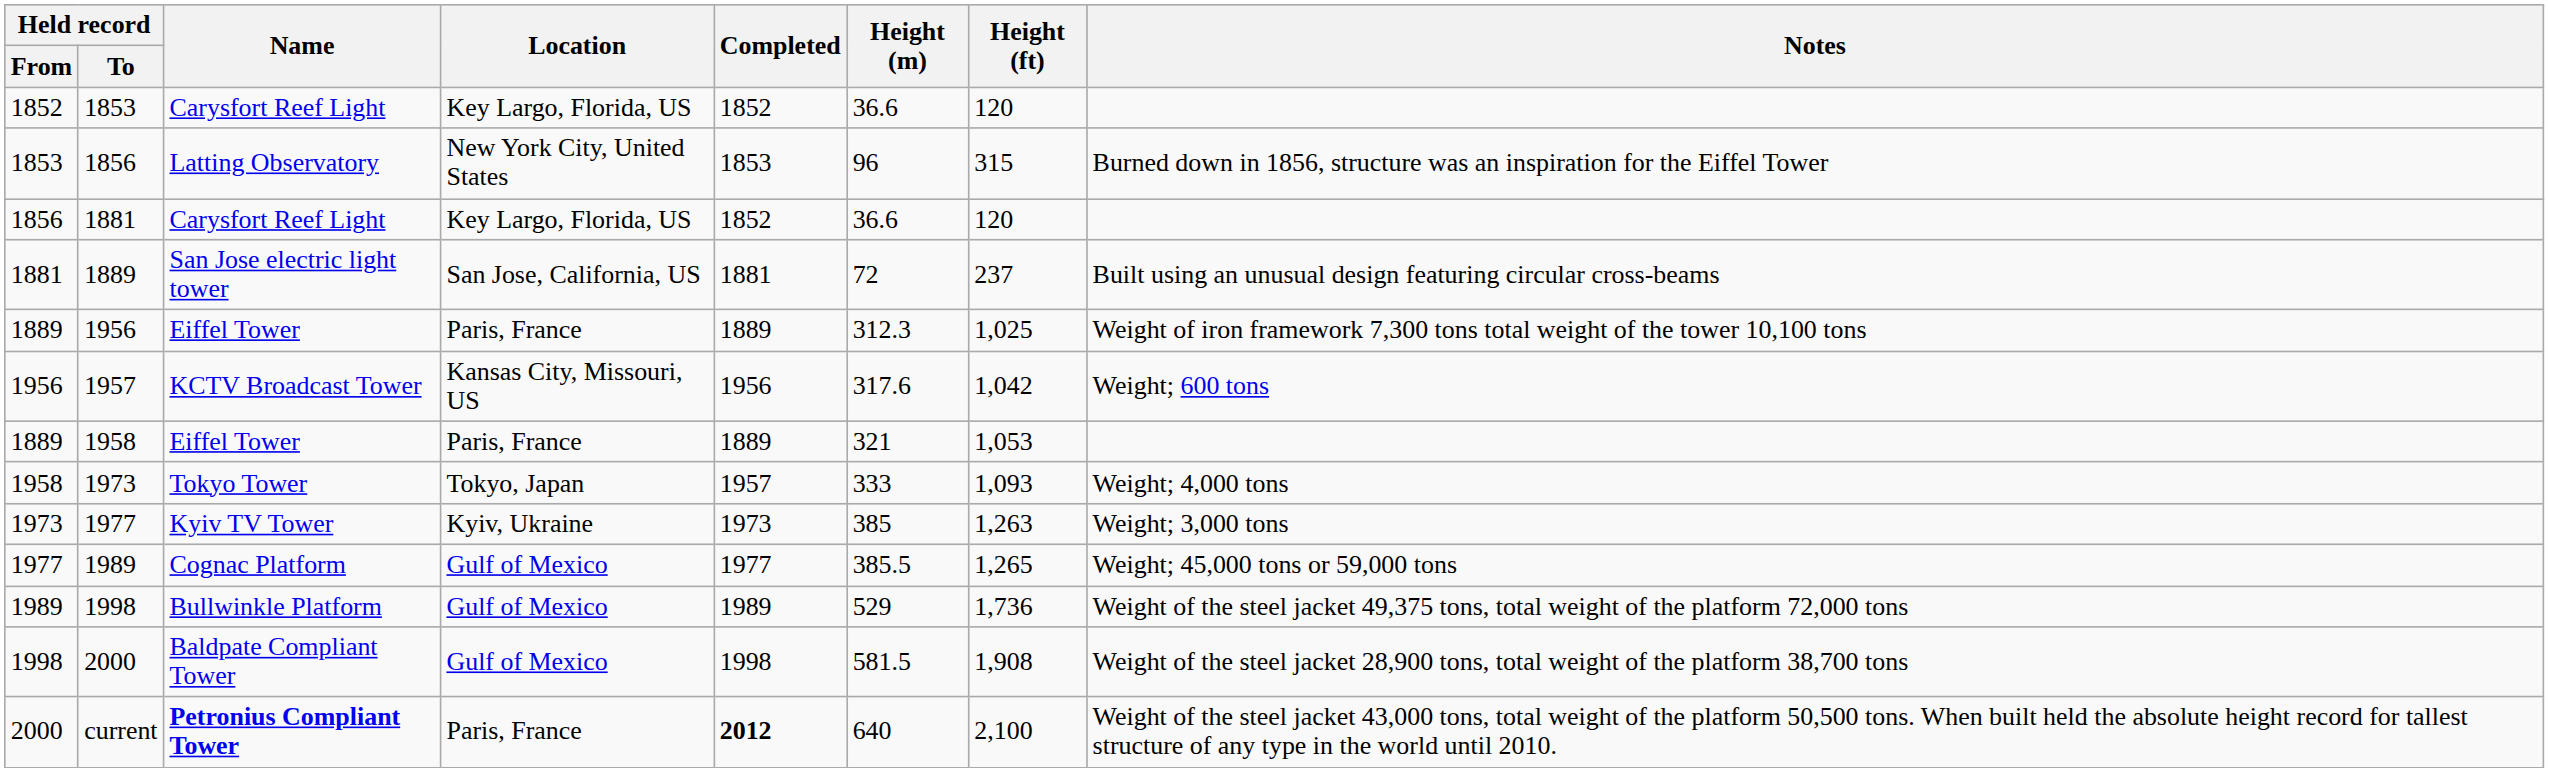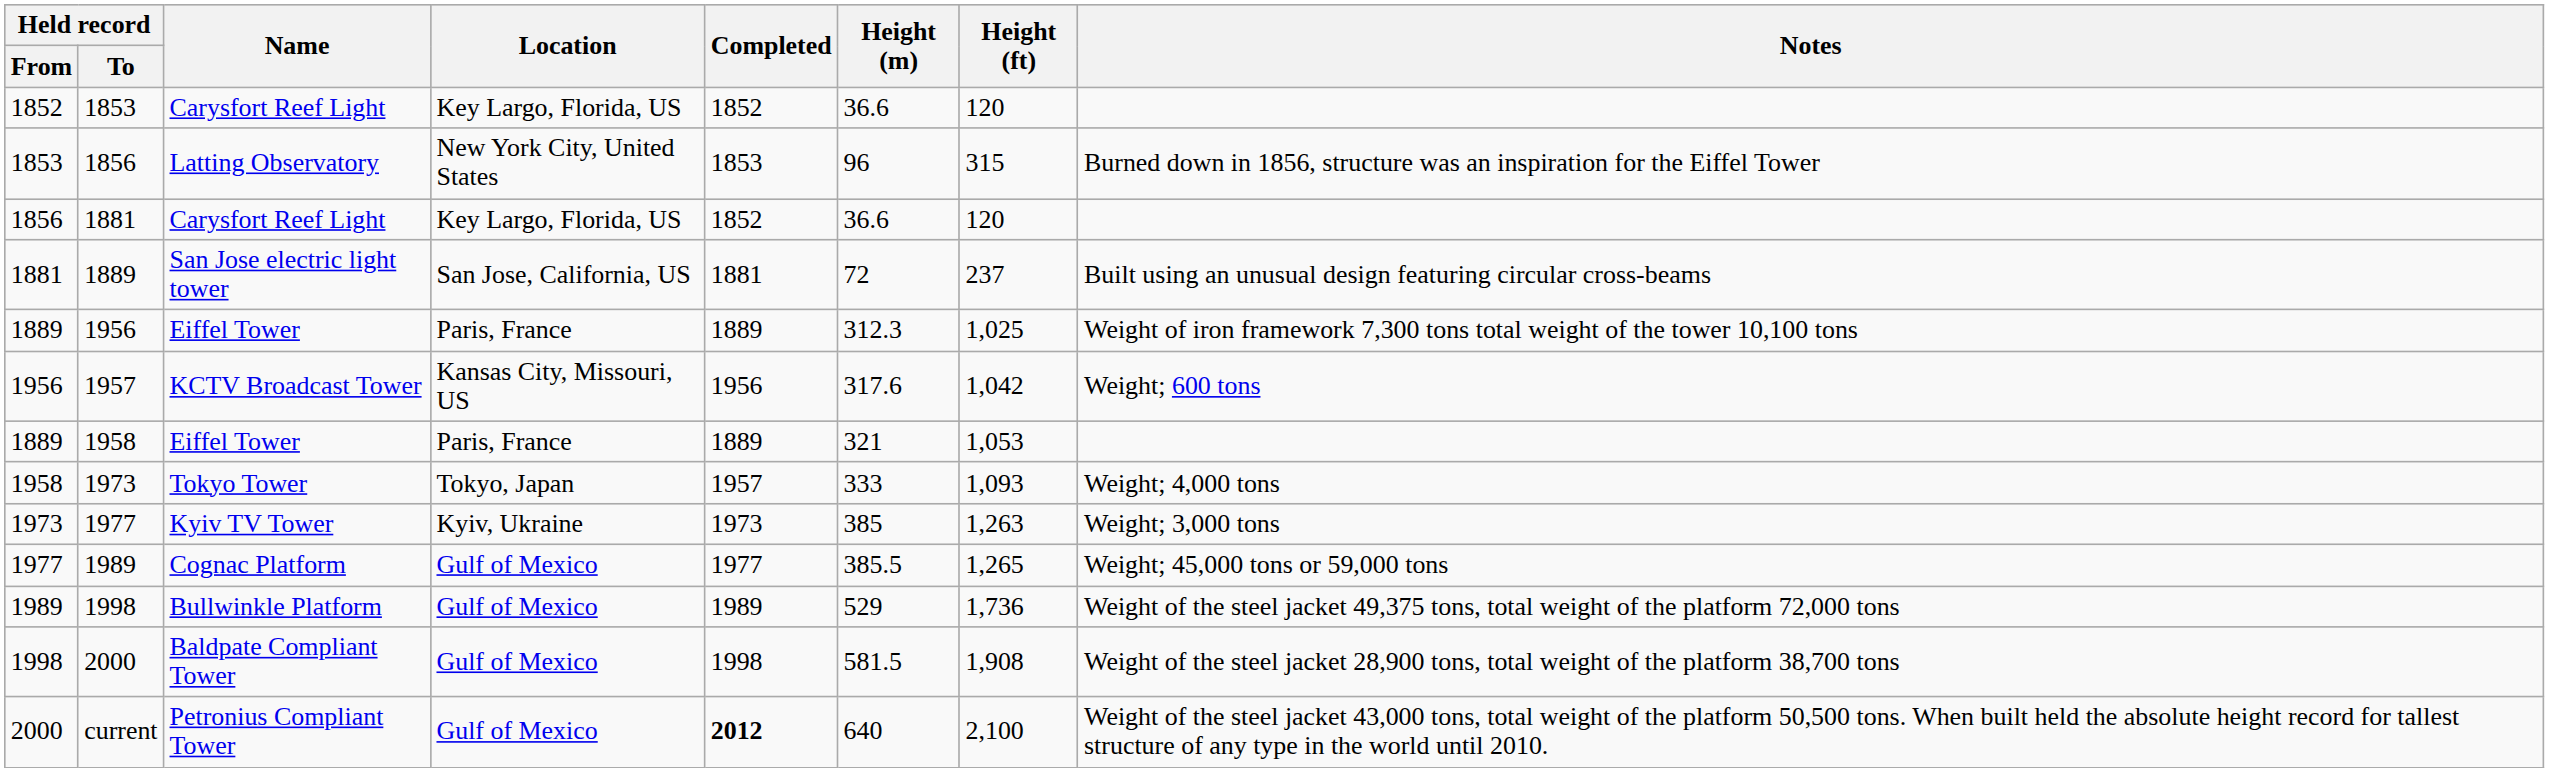(285, 731) bold -> (276, 731) normal
(514, 731) Paris, France -> (517, 731) Gulf of Mexico
